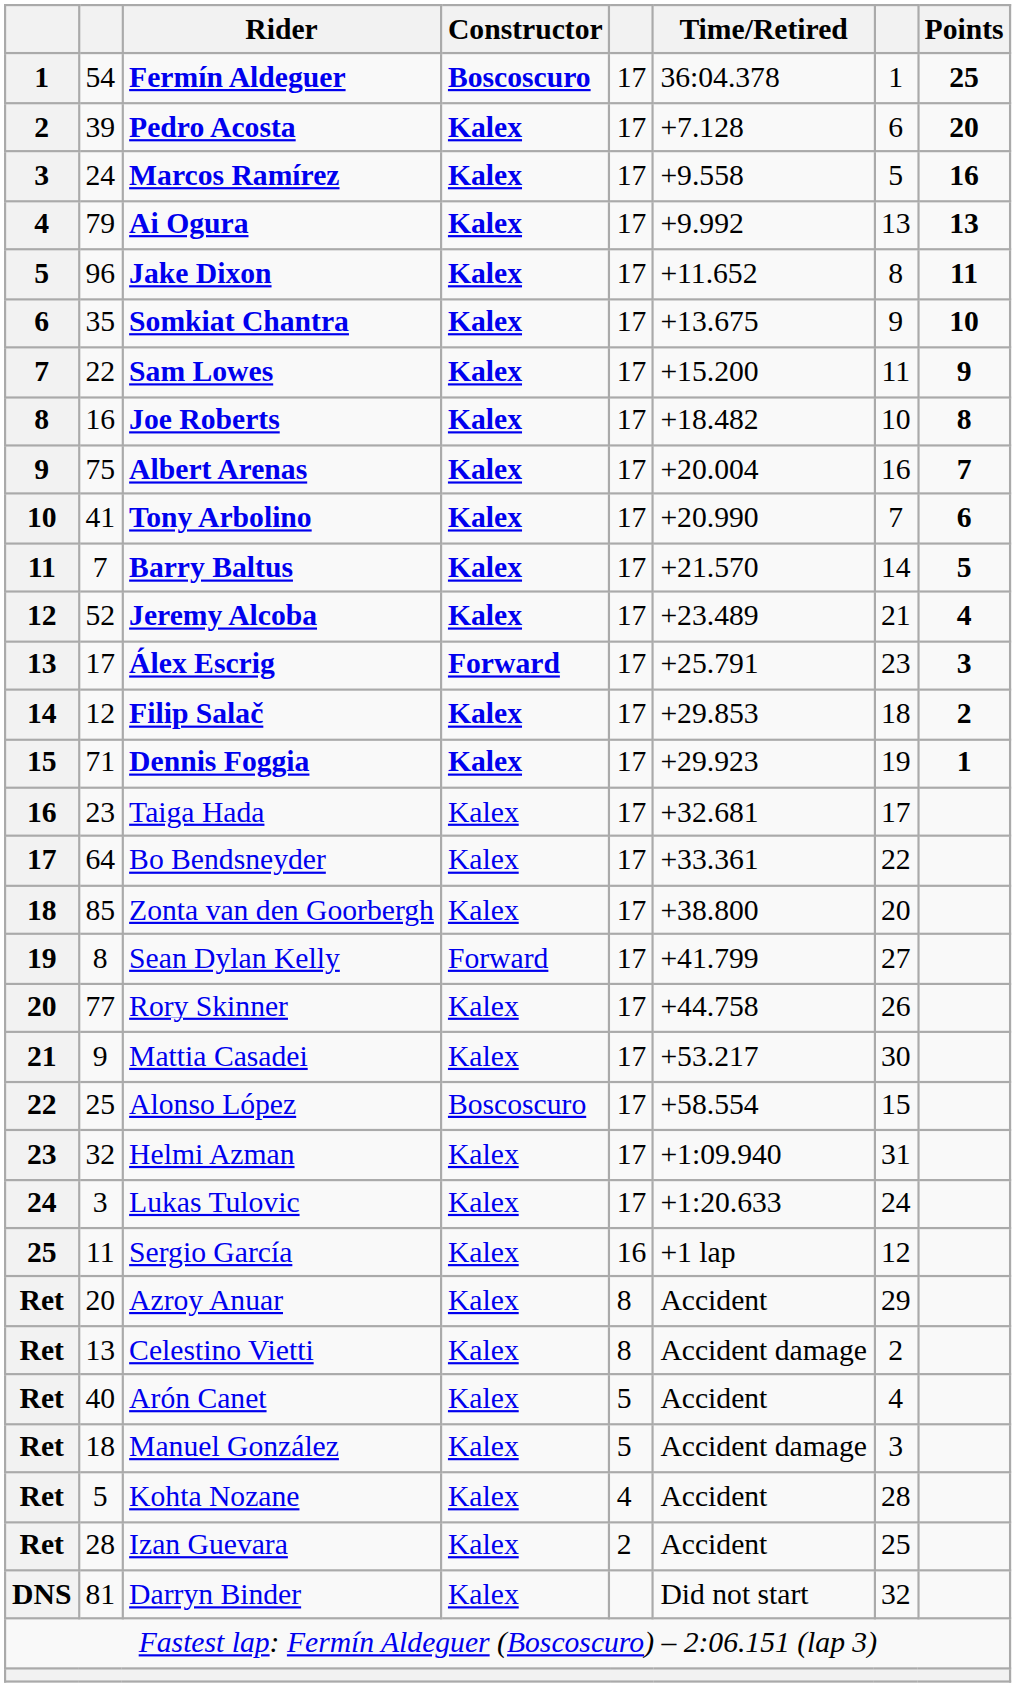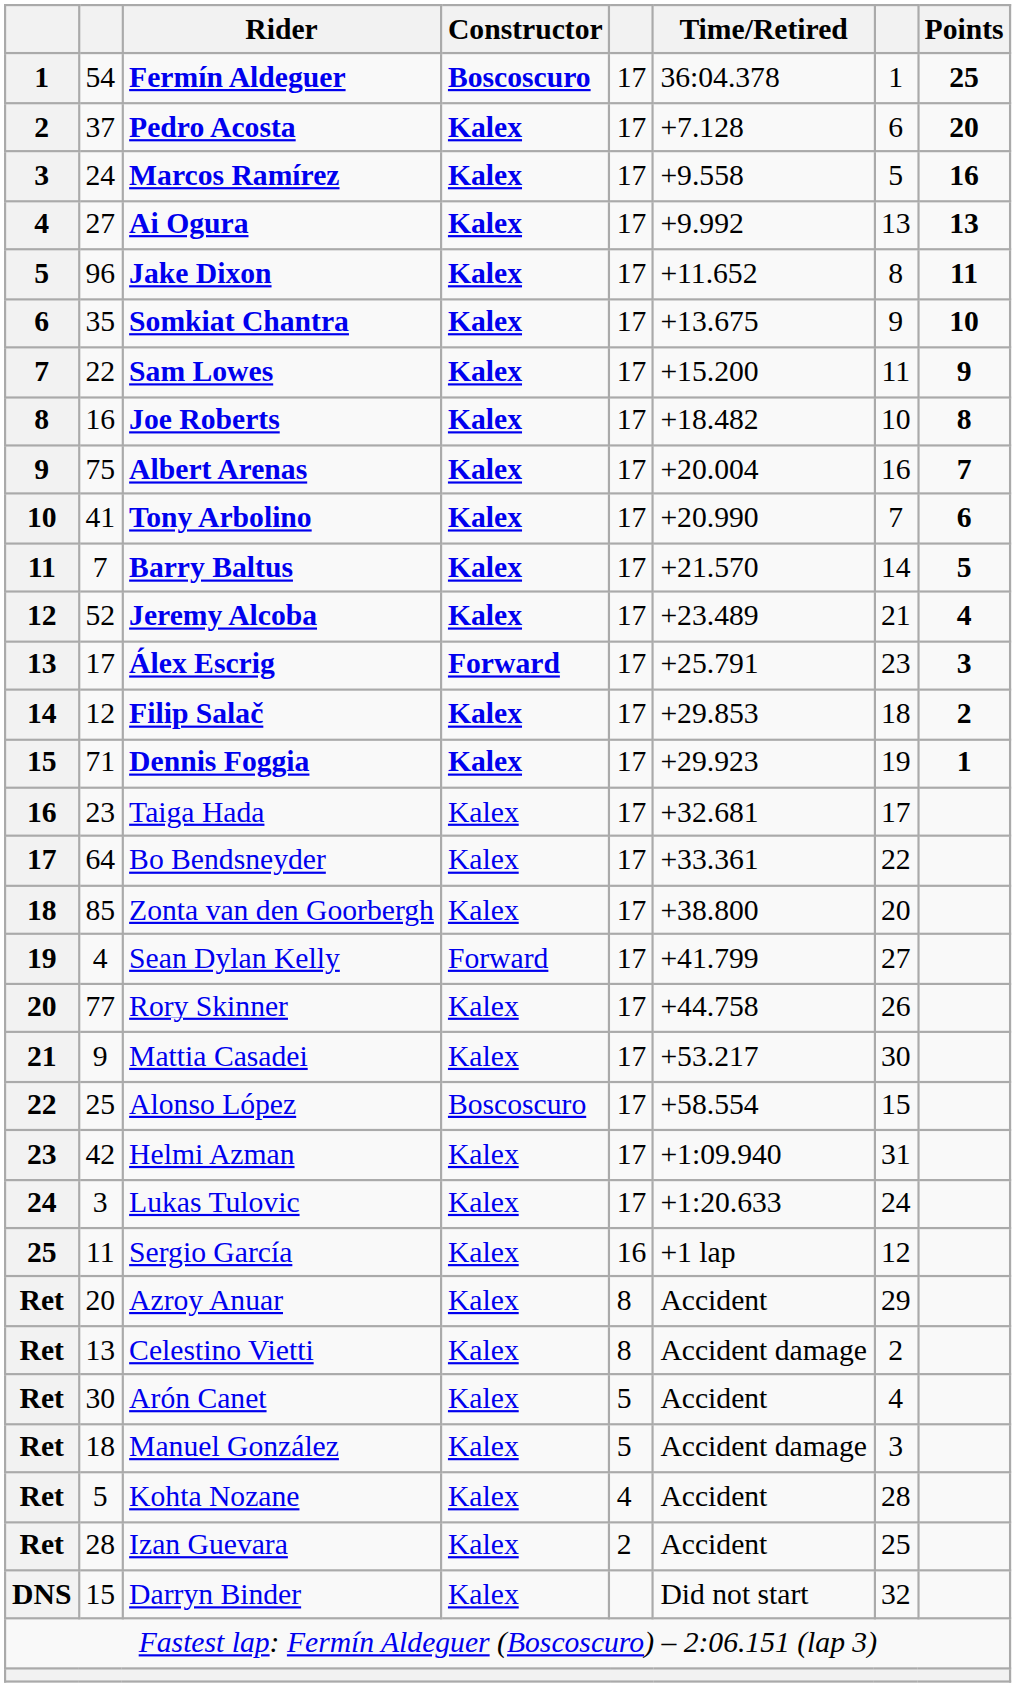(100, 126) 39 -> (100, 126) 37
(100, 224) 79 -> (100, 224) 27
(100, 957) 8 -> (100, 957) 4
(100, 1153) 32 -> (100, 1153) 42
(100, 1398) 40 -> (100, 1398) 30
(100, 1593) 81 -> (100, 1593) 15
